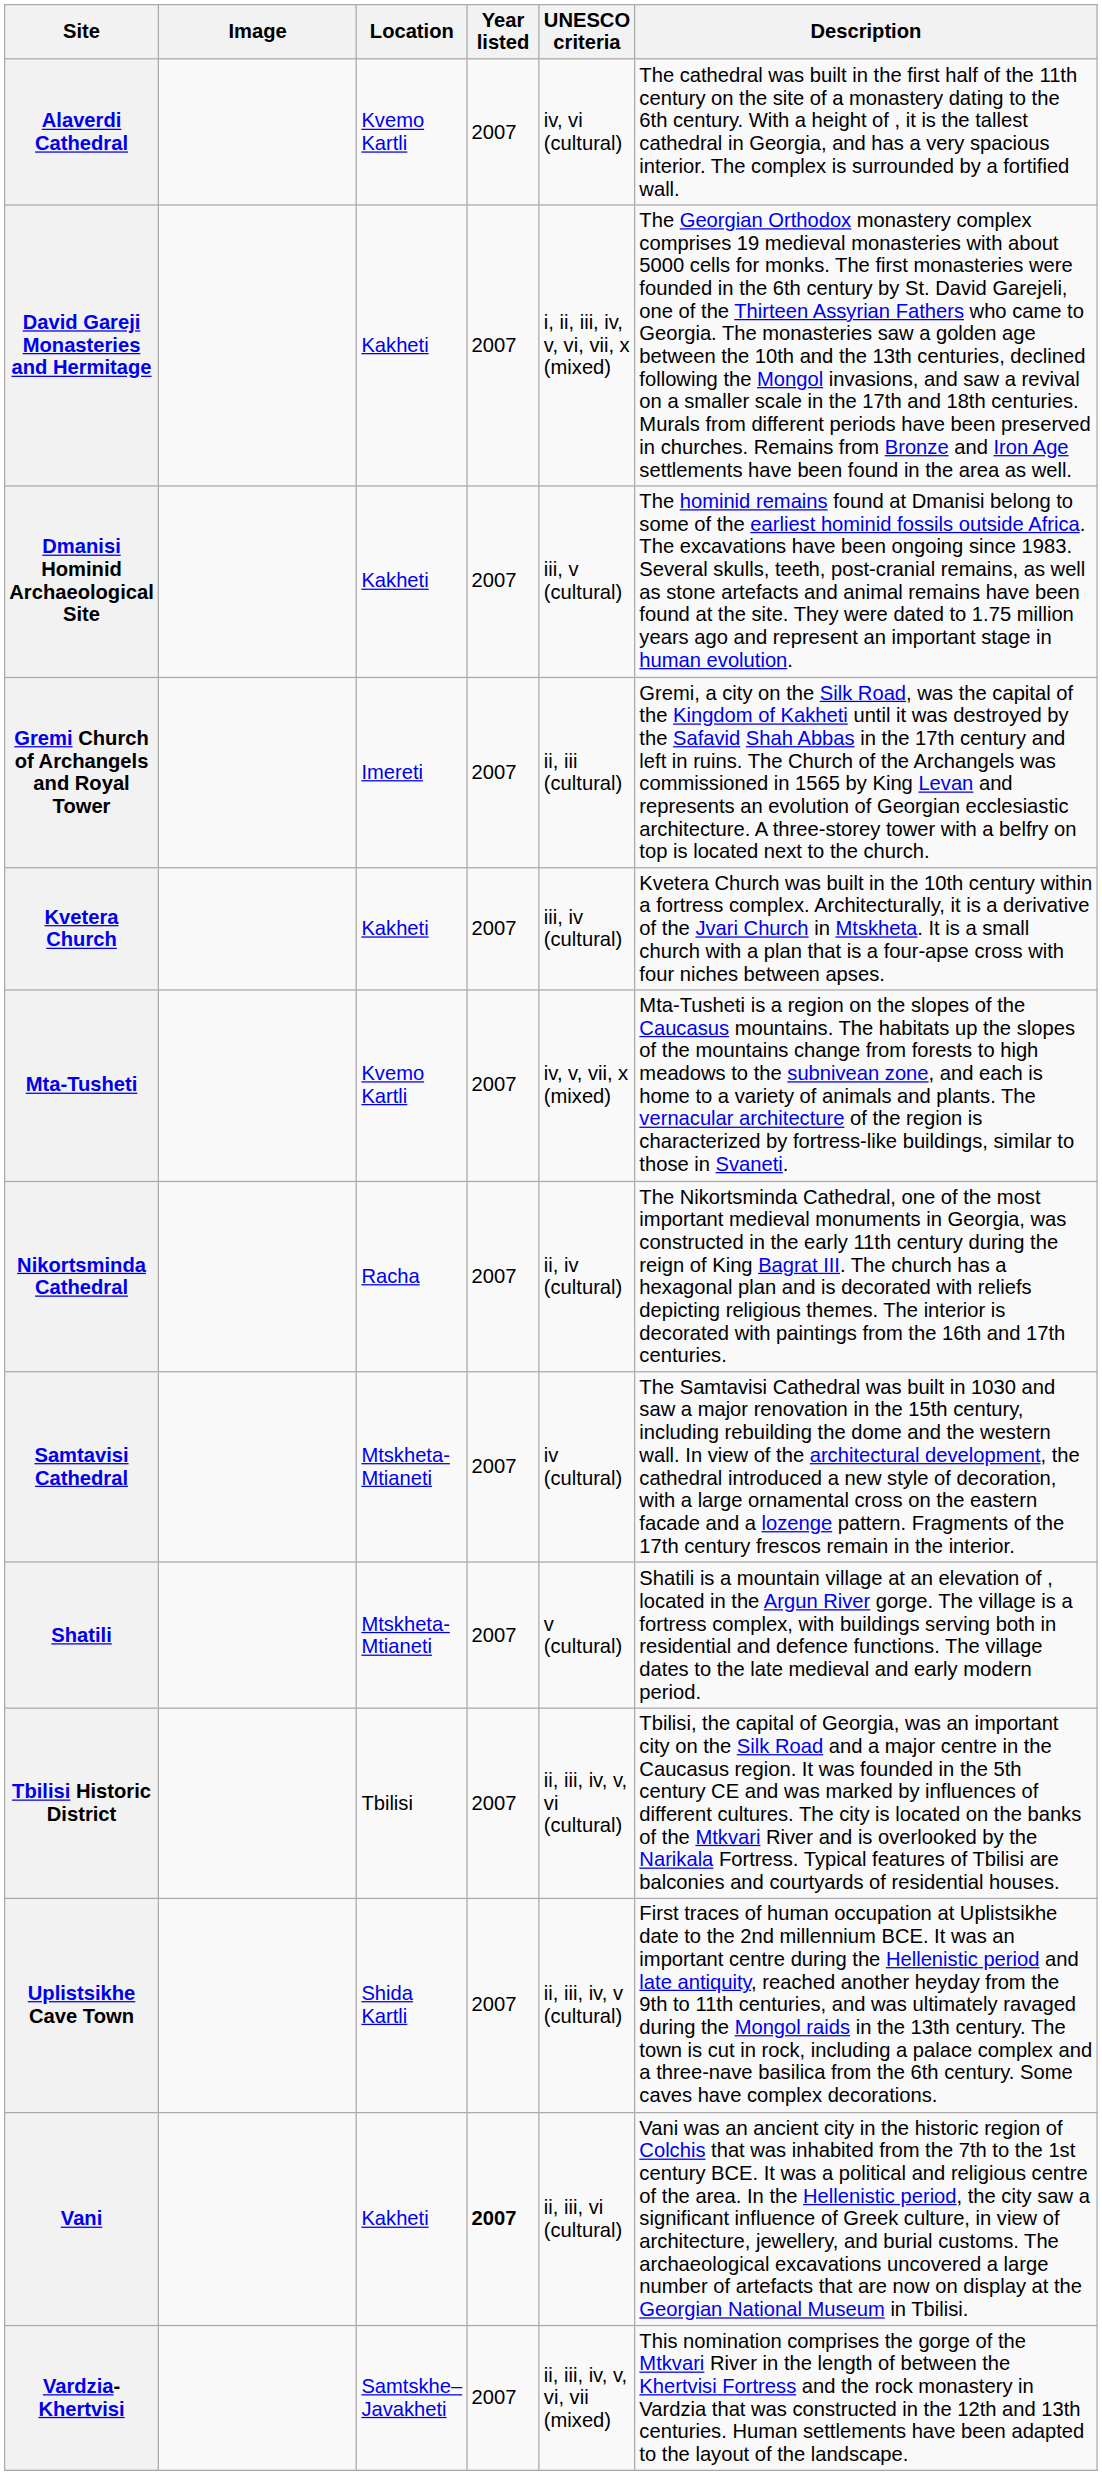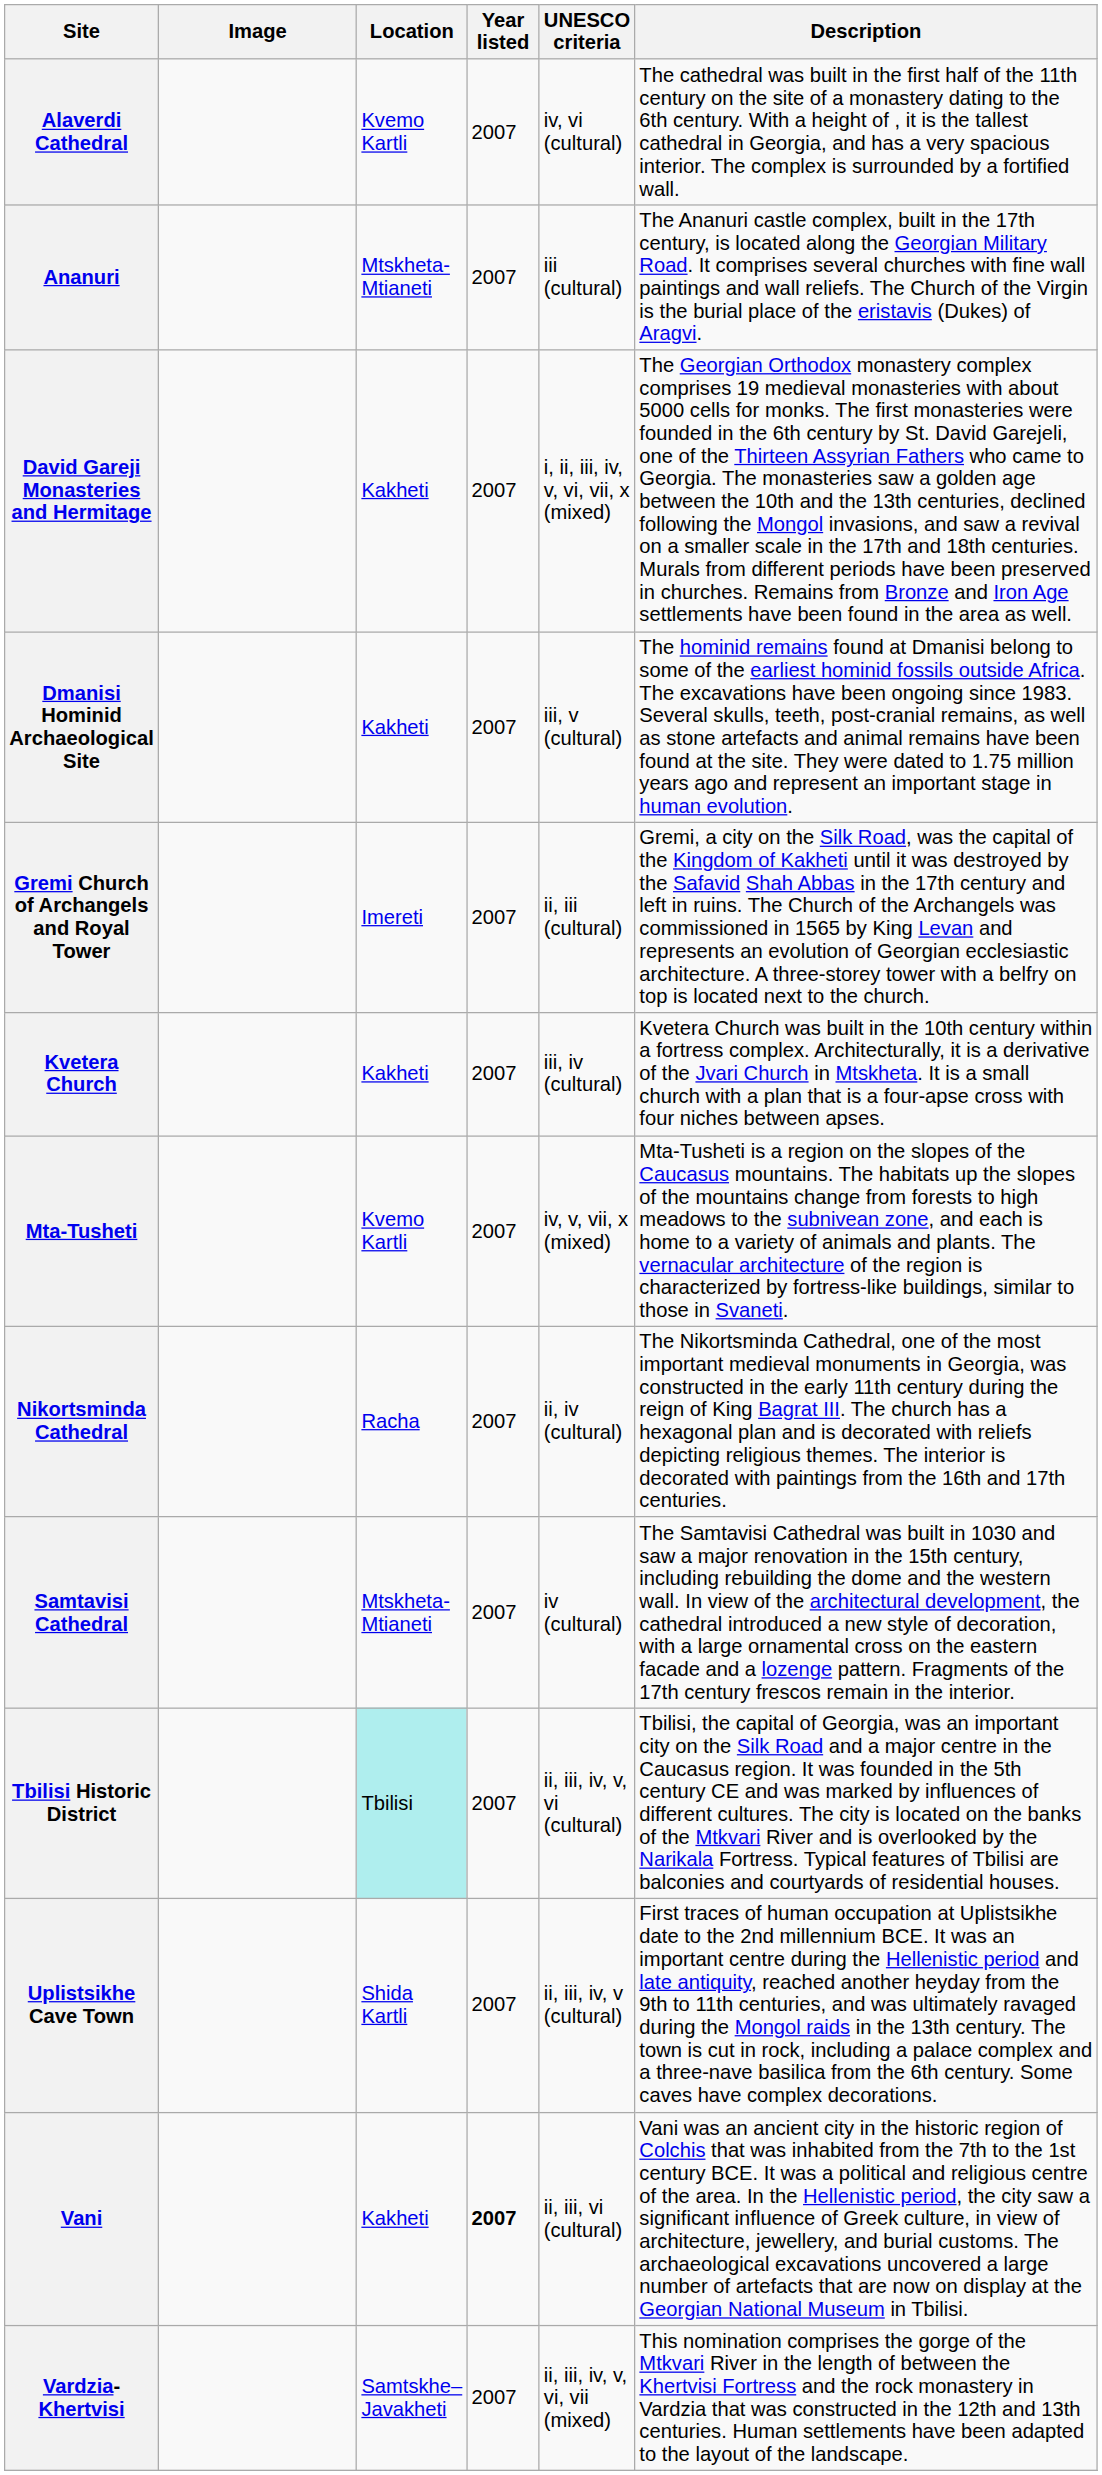+ row: (82, 277)
- row: (82, 1635)
(387, 1803) no background -> (387, 1803) paleturquoise background
